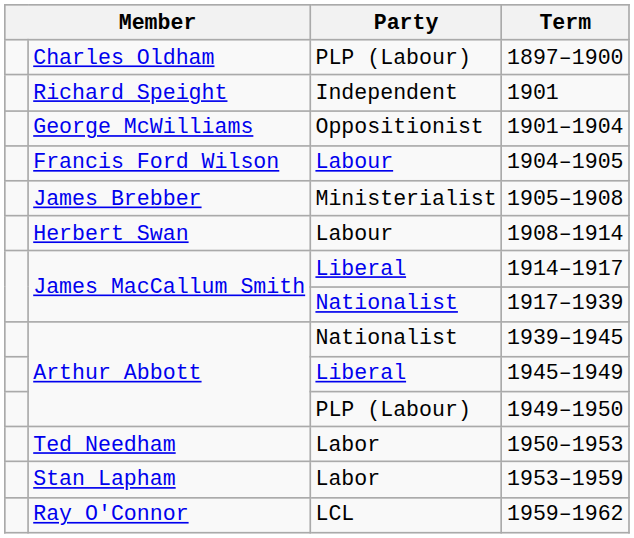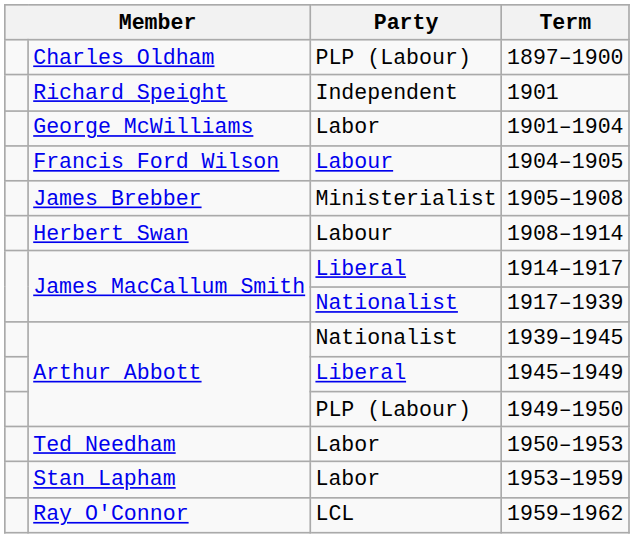(400, 128) Oppositionist -> (348, 128) Labor
